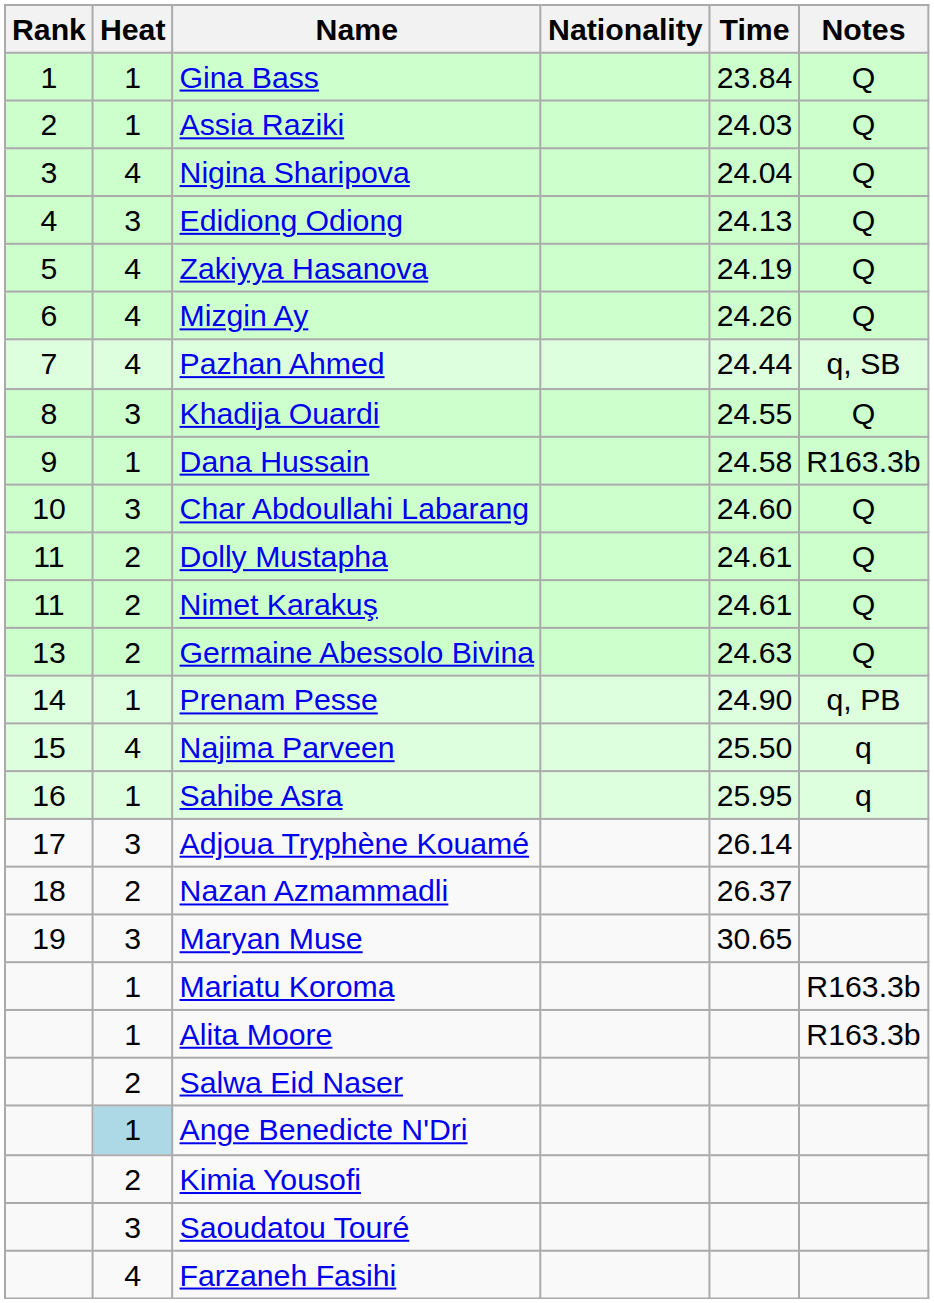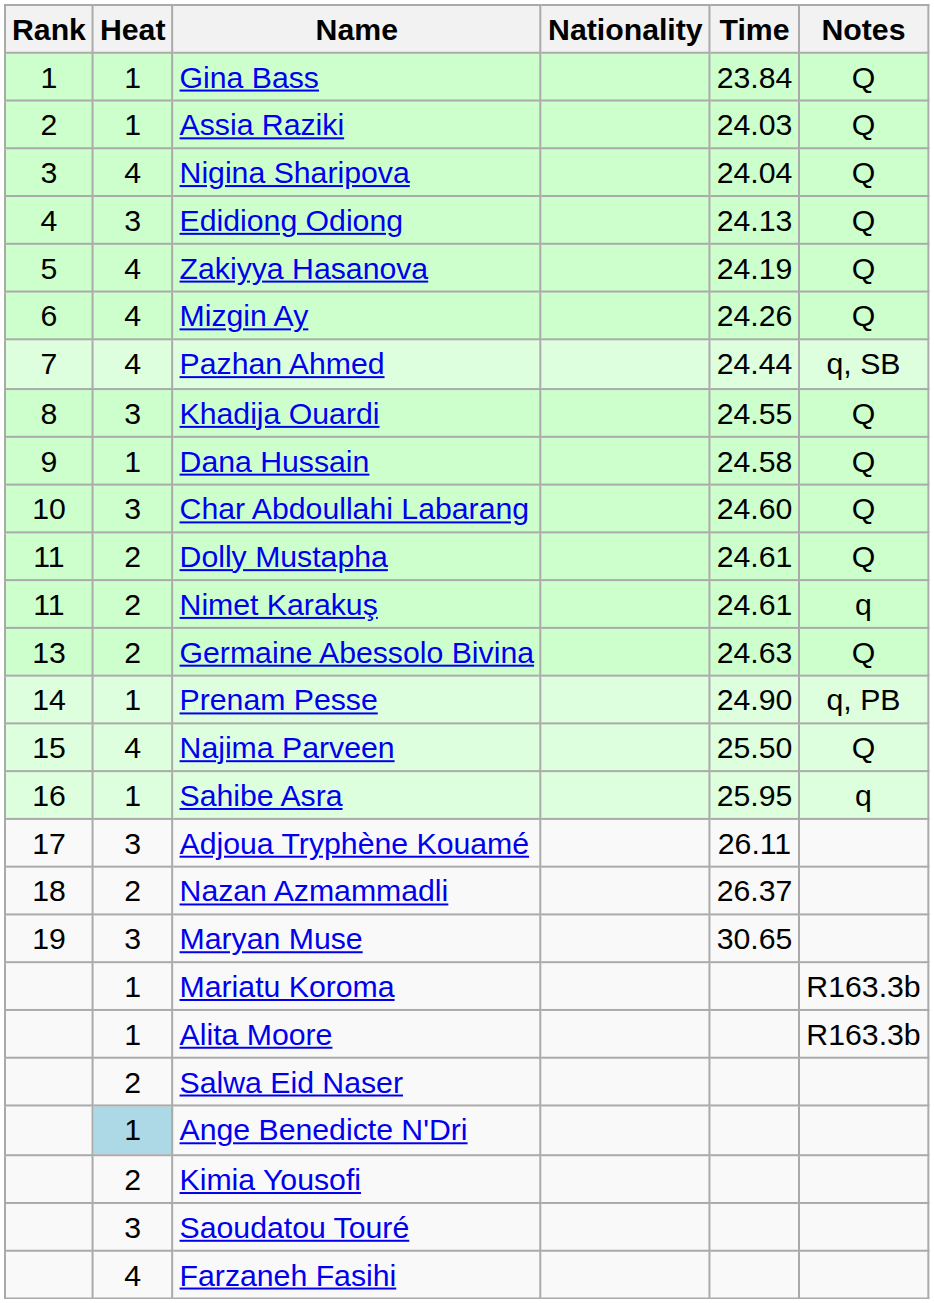(864, 460) R163.3b -> (864, 460) Q
(864, 604) Q -> (864, 604) q
(864, 747) q -> (864, 747) Q
(754, 843) 26.14 -> (754, 843) 26.11
